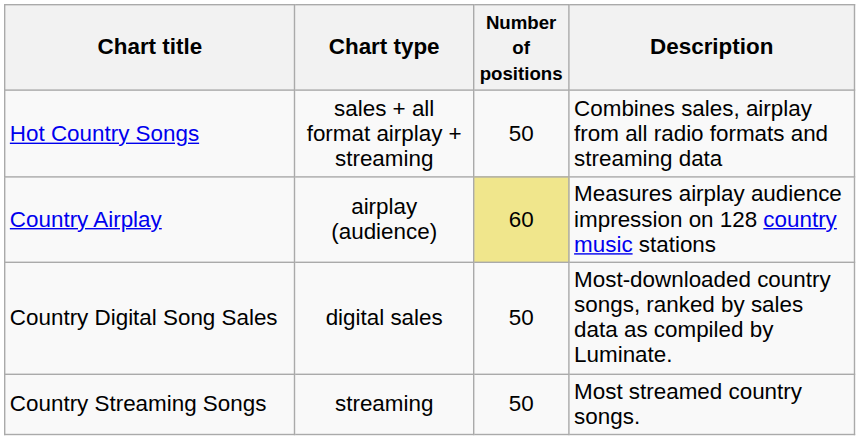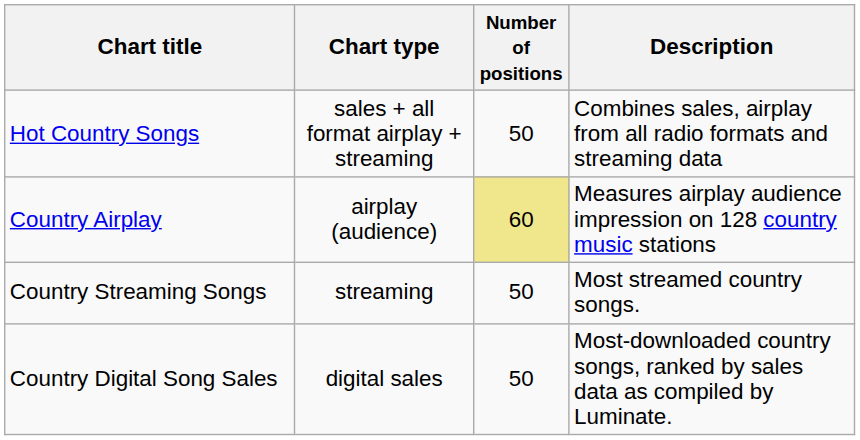rows swapped: (144, 317) <-> (138, 403)
